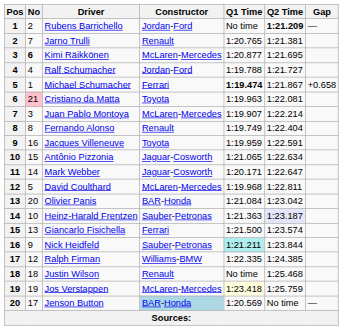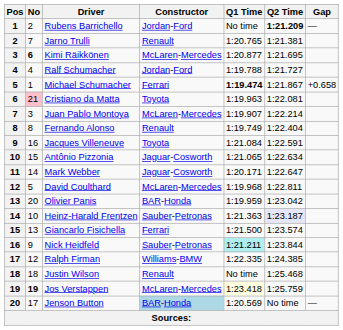(244, 142) 1:19.959 -> (244, 142) 1:21.084
(244, 201) 1:21.084 -> (244, 201) 1:19.959
(33, 288) normal -> (33, 288) bold
